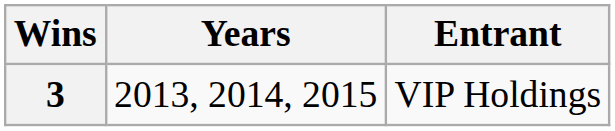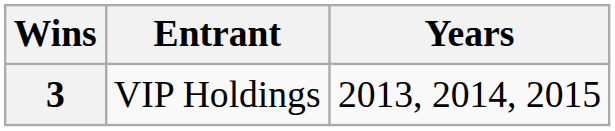columns swapped: (498, 34) <-> (246, 34)
